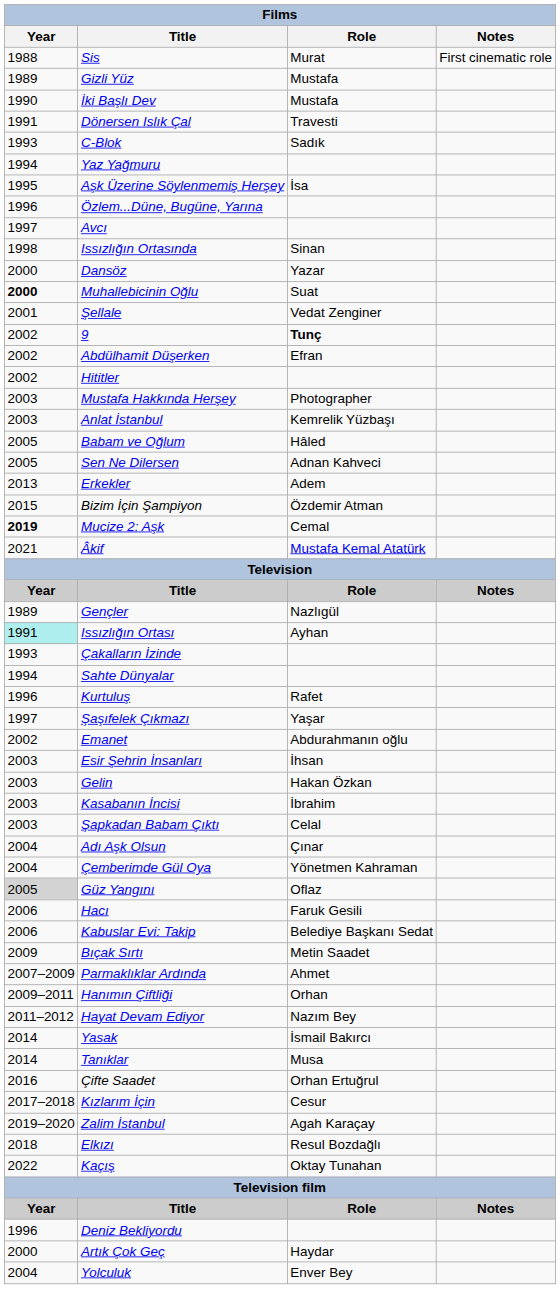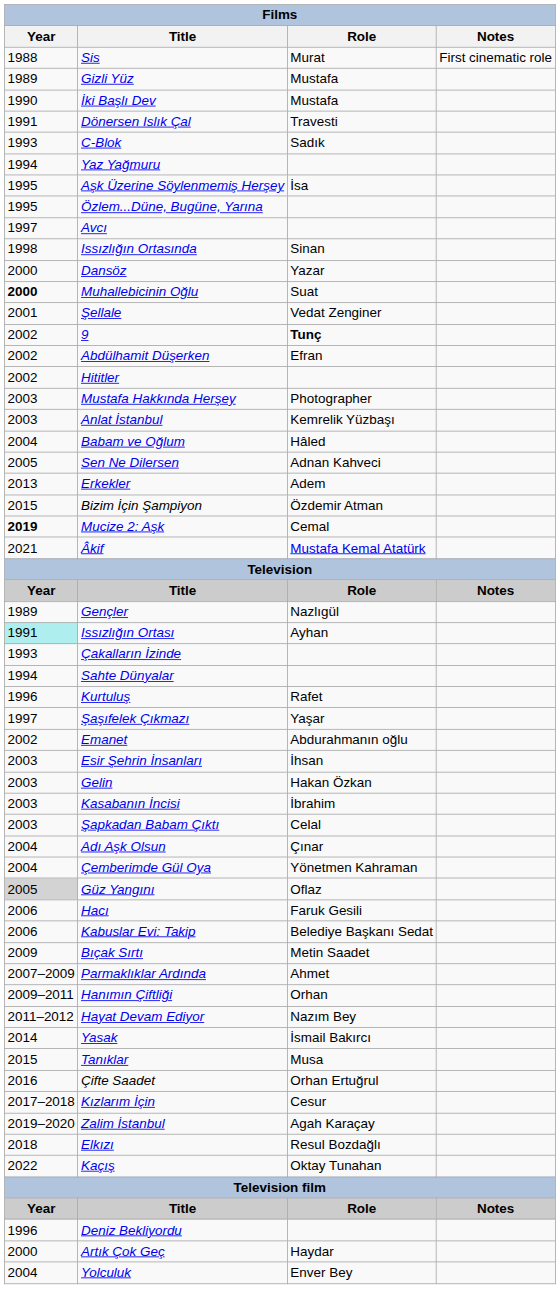(22, 206) 1996 -> (22, 206) 1995
(22, 441) 2005 -> (22, 441) 2004
(22, 1059) 2014 -> (22, 1059) 2015
